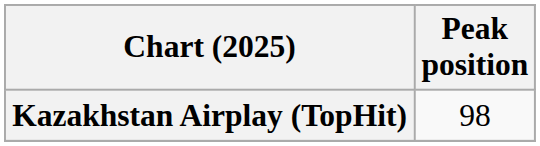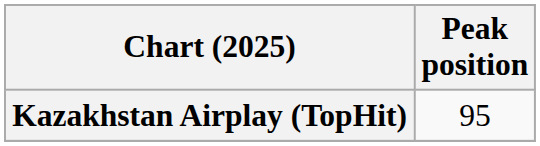(475, 114) 98 -> (475, 114) 95
